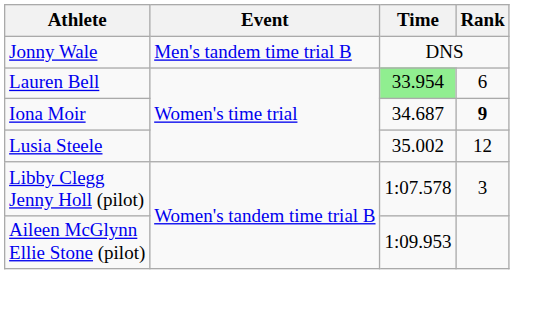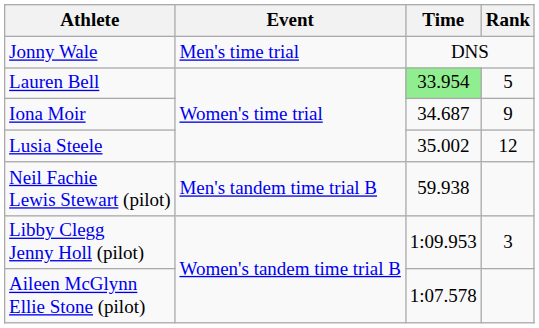(253, 51) Men's tandem time trial B -> (239, 51) Men's time trial
(483, 83) 6 -> (508, 83) 5
(483, 114) bold -> (508, 114) normal
+ row: (90, 188)
(418, 188) 1:07.578 -> (443, 242) 1:09.953
(418, 242) 1:09.953 -> (443, 296) 1:07.578
